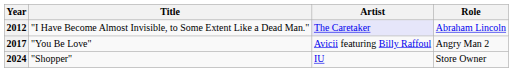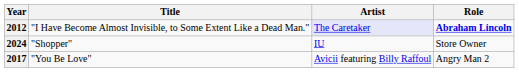(471, 28) normal -> (474, 28) bold
rows swapped: (17, 43) <-> (17, 59)
